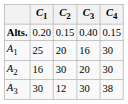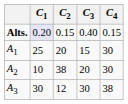(42, 32) no background -> (42, 32) lavender background
(84, 50) 16 -> (84, 50) 15
(38, 70) 16 -> (38, 70) 10
(61, 70) 30 -> (61, 70) 38
